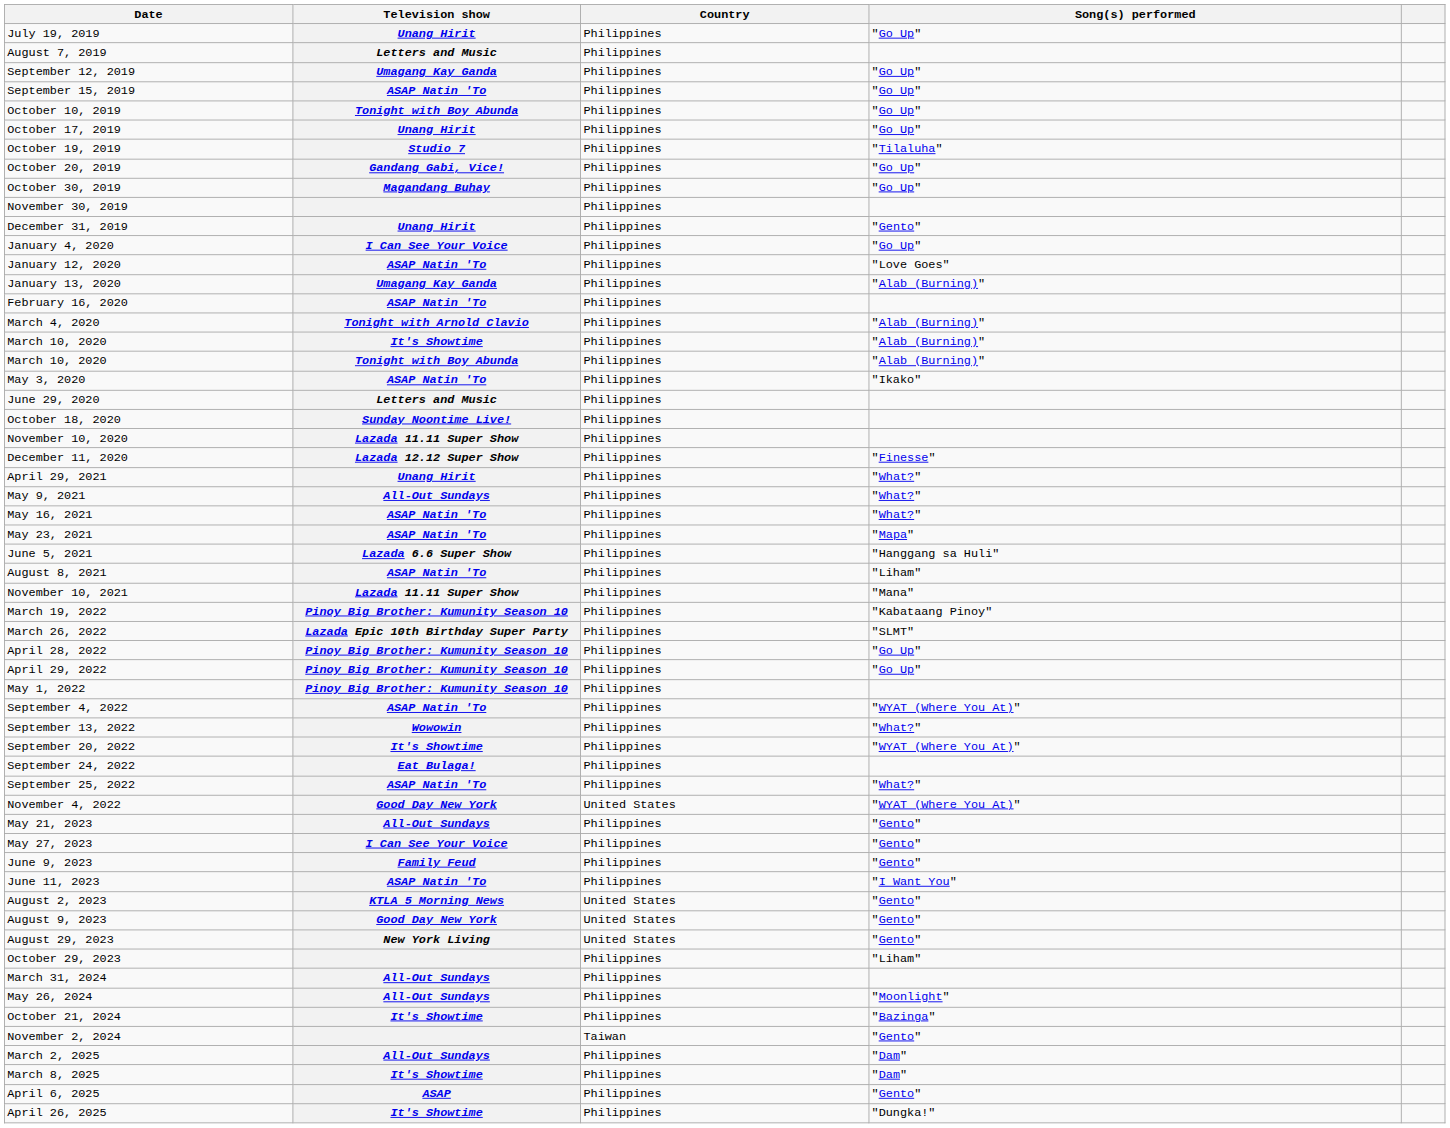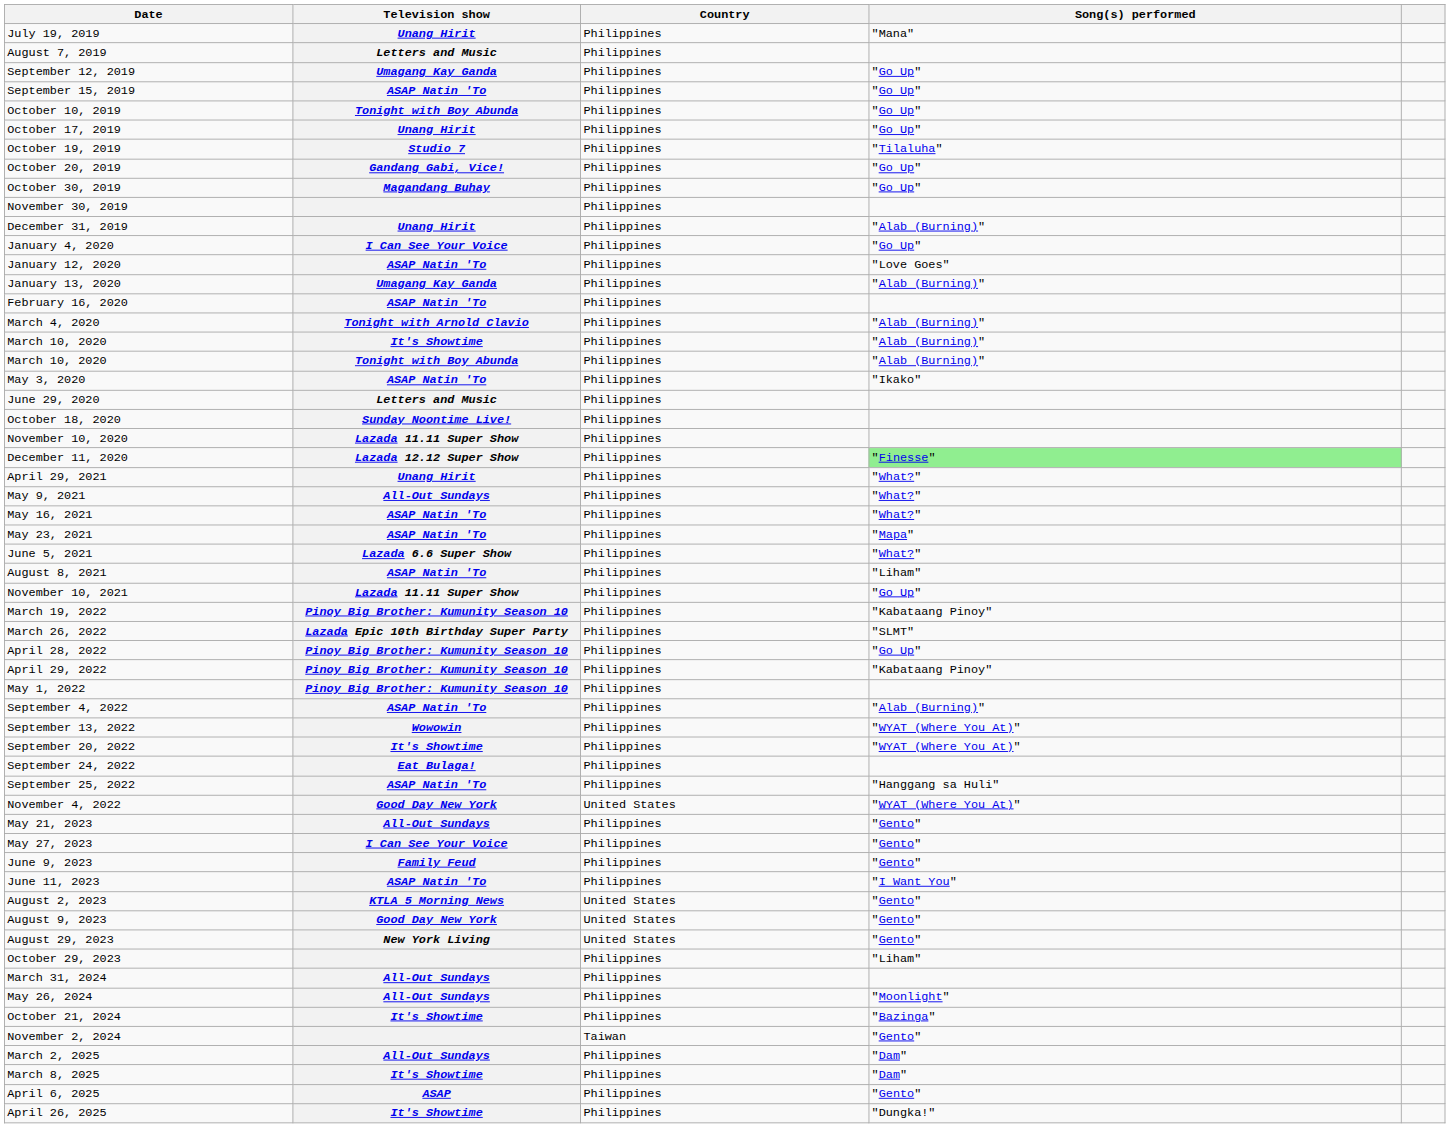(896, 33) "Go Up" -> (893, 33) "Mana"
(896, 226) "Gento" -> (928, 226) "Alab (Burning)"
(904, 458) no background -> (904, 458) lightgreen background
(935, 554) "Hanggang sa Huli" -> (896, 554) "What?"
(893, 593) "Mana" -> (896, 593) "Go Up"
(896, 670) "Go Up" -> (932, 670) "Kabataang Pinoy"
(946, 708) "WYAT (Where You At)" -> (928, 708) "Alab (Burning)"
(896, 727) "What?" -> (946, 727) "WYAT (Where You At)"
(896, 785) "What?" -> (935, 785) "Hanggang sa Huli"
